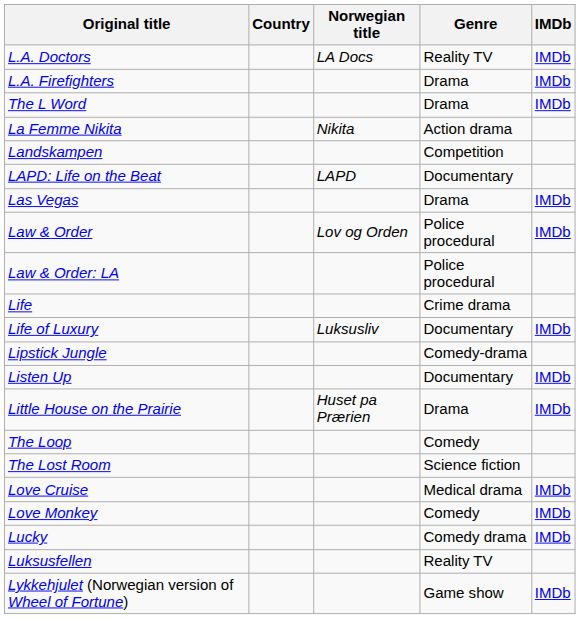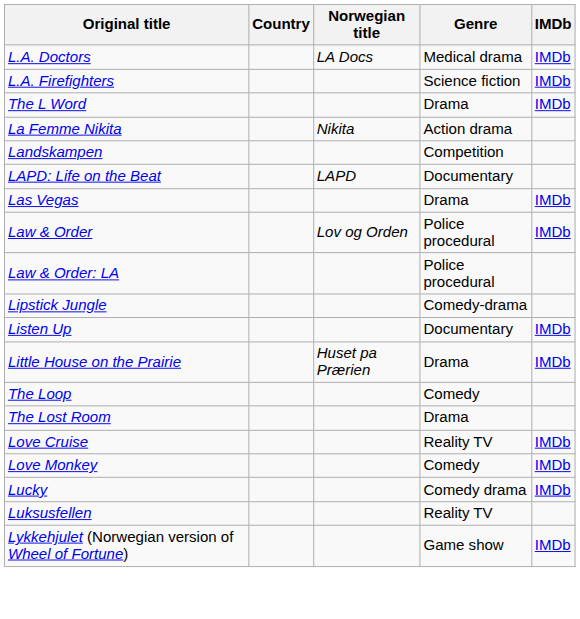(458, 57) Reality TV -> (473, 57) Medical drama
(446, 81) Drama -> (472, 81) Science fiction
- row: (20, 305)
- row: (53, 329)
(472, 465) Science fiction -> (446, 418) Drama
(473, 489) Medical drama -> (458, 441) Reality TV
